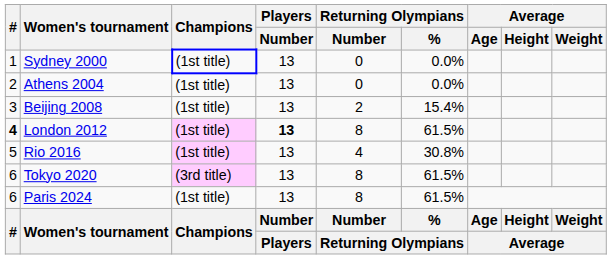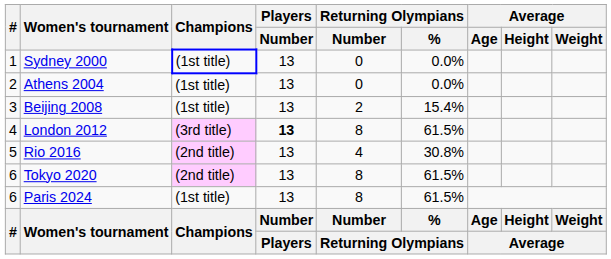(13, 130) bold -> (13, 130) normal
(203, 130) (1st title) -> (203, 130) (3rd title)
(203, 153) (1st title) -> (205, 153) (2nd title)
(203, 175) (3rd title) -> (205, 175) (2nd title)
